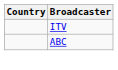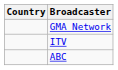+ row: (80, 27)
